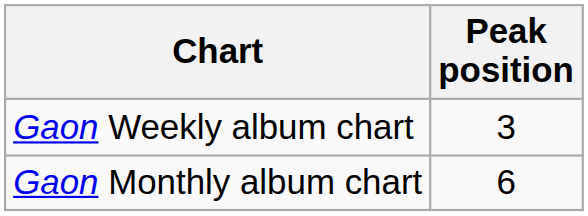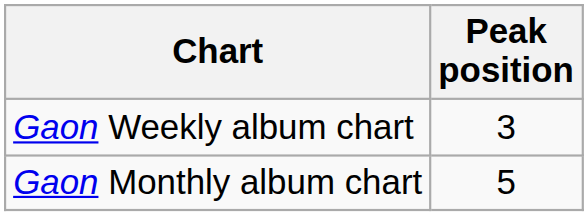(506, 182) 6 -> (506, 182) 5
